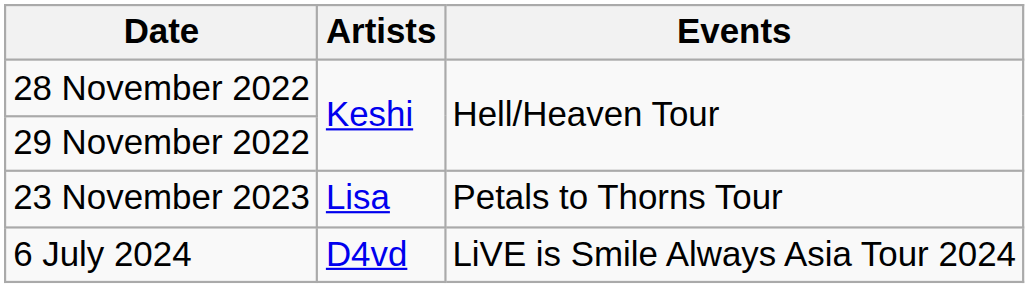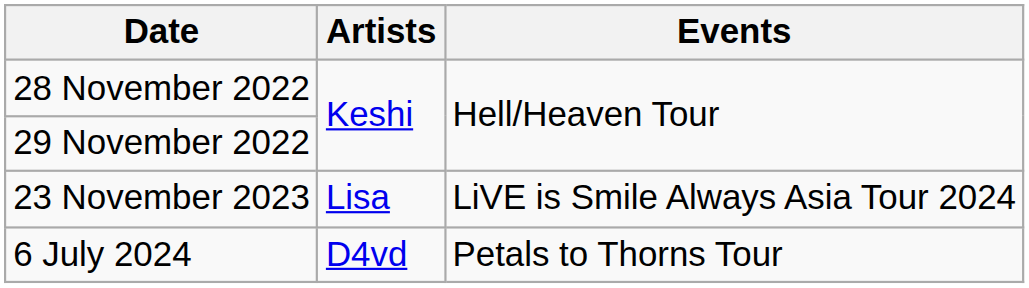(618, 198) Petals to Thorns Tour -> (734, 198) LiVE is Smile Always Asia Tour 2024
(734, 253) LiVE is Smile Always Asia Tour 2024 -> (618, 253) Petals to Thorns Tour
